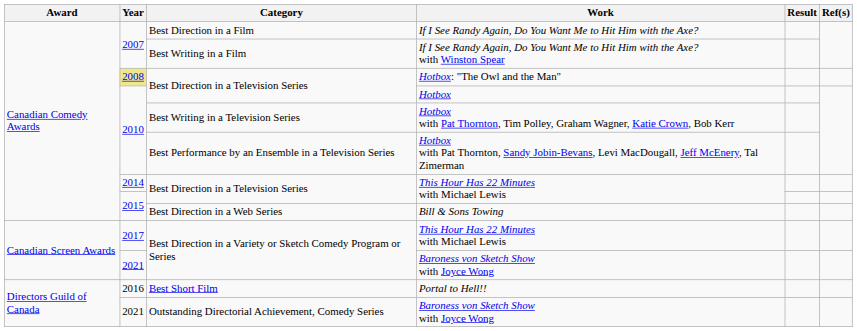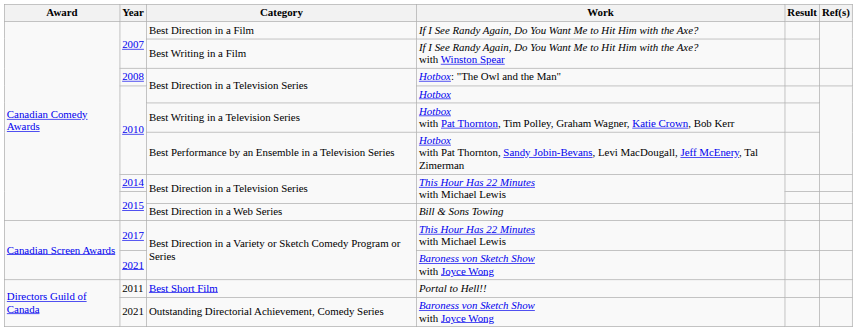(133, 77) khaki background -> (133, 77) no background
(133, 288) 2016 -> (133, 288) 2011
